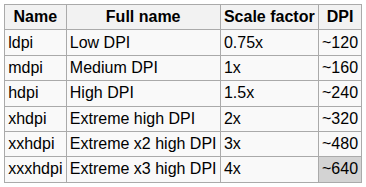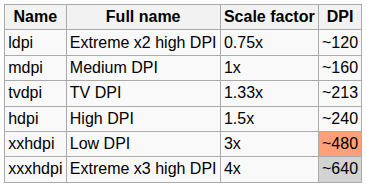(100, 42) Low DPI -> (143, 42) Extreme x2 high DPI
+ row: (25, 93)
- row: (27, 118)
(143, 144) Extreme x2 high DPI -> (100, 144) Low DPI
(340, 144) no background -> (340, 144) lightsalmon background
